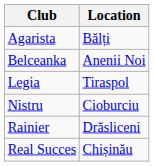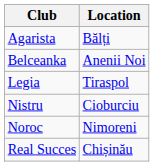+ row: (25, 127)
- row: (28, 127)
